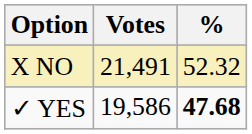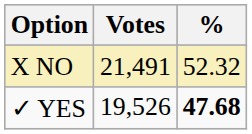(135, 107) 19,586 -> (135, 107) 19,526
